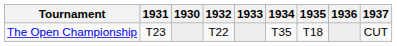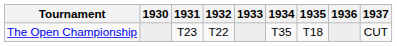columns swapped: (187, 14) <-> (156, 14)
